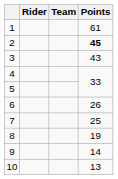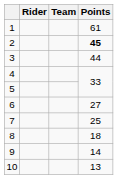(96, 58) 43 -> (96, 58) 44
(96, 105) 26 -> (96, 105) 27
(96, 136) 19 -> (96, 136) 18
